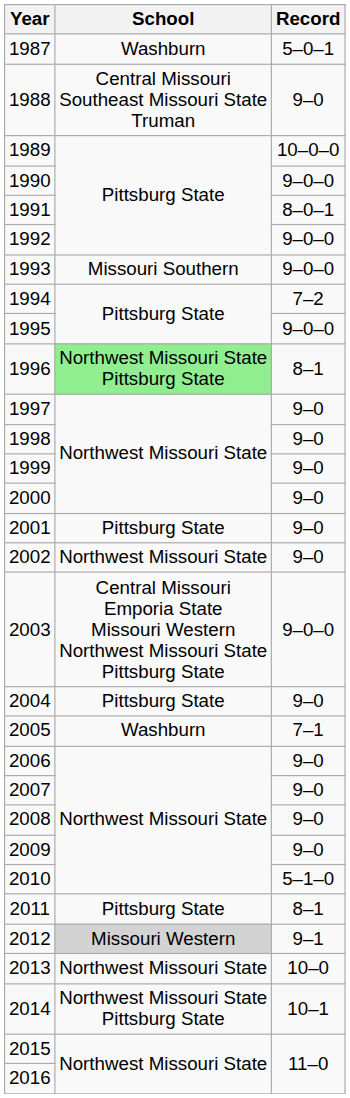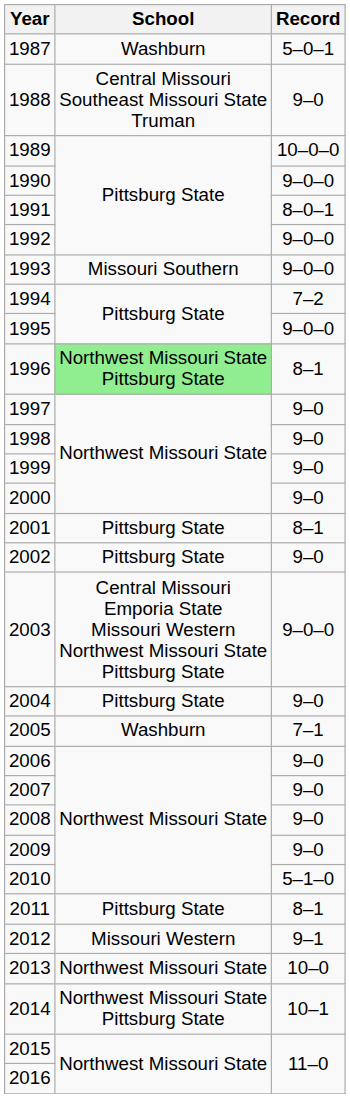(308, 527) 9–0 -> (308, 527) 8–1
(163, 557) Northwest Missouri State -> (163, 557) Pittsburg State
(163, 938) lightgrey background -> (163, 938) no background
